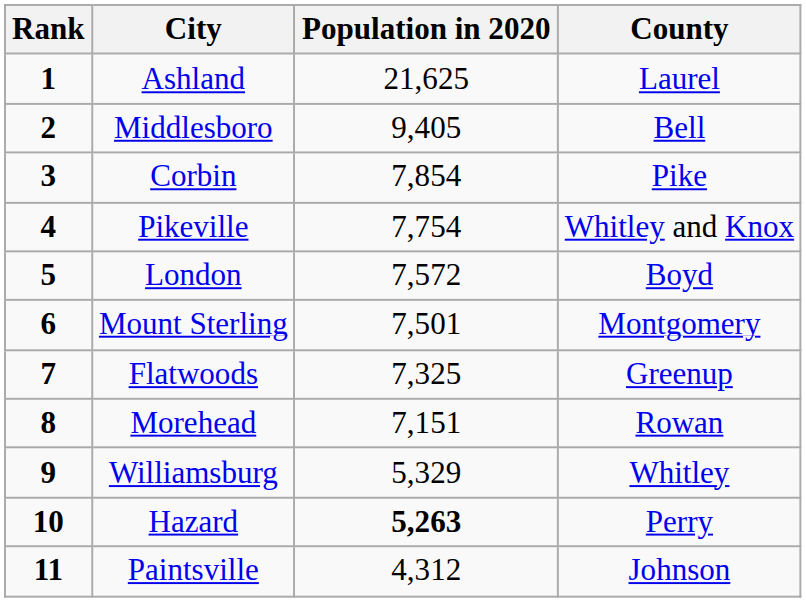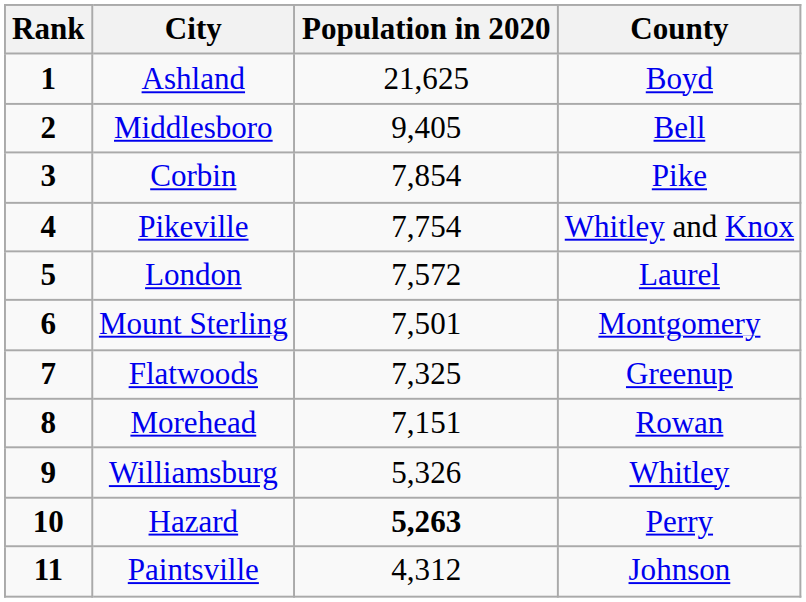(679, 78) Laurel -> (679, 78) Boyd
(679, 275) Boyd -> (679, 275) Laurel
(426, 472) 5,329 -> (426, 472) 5,326
